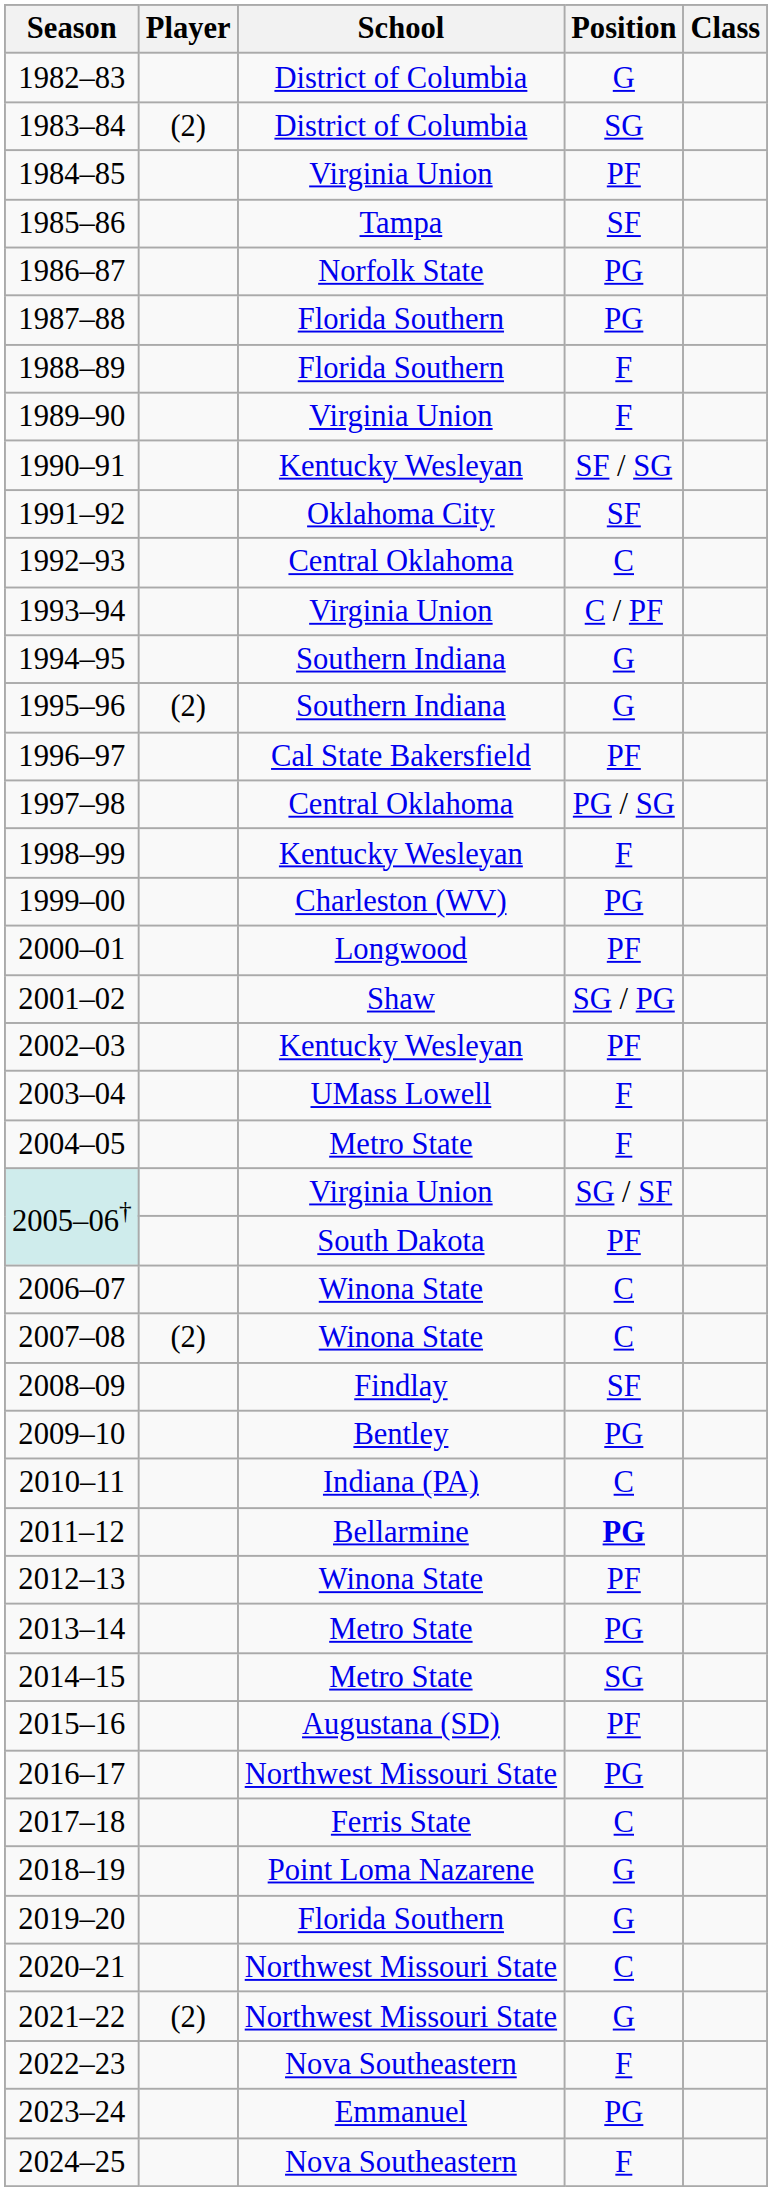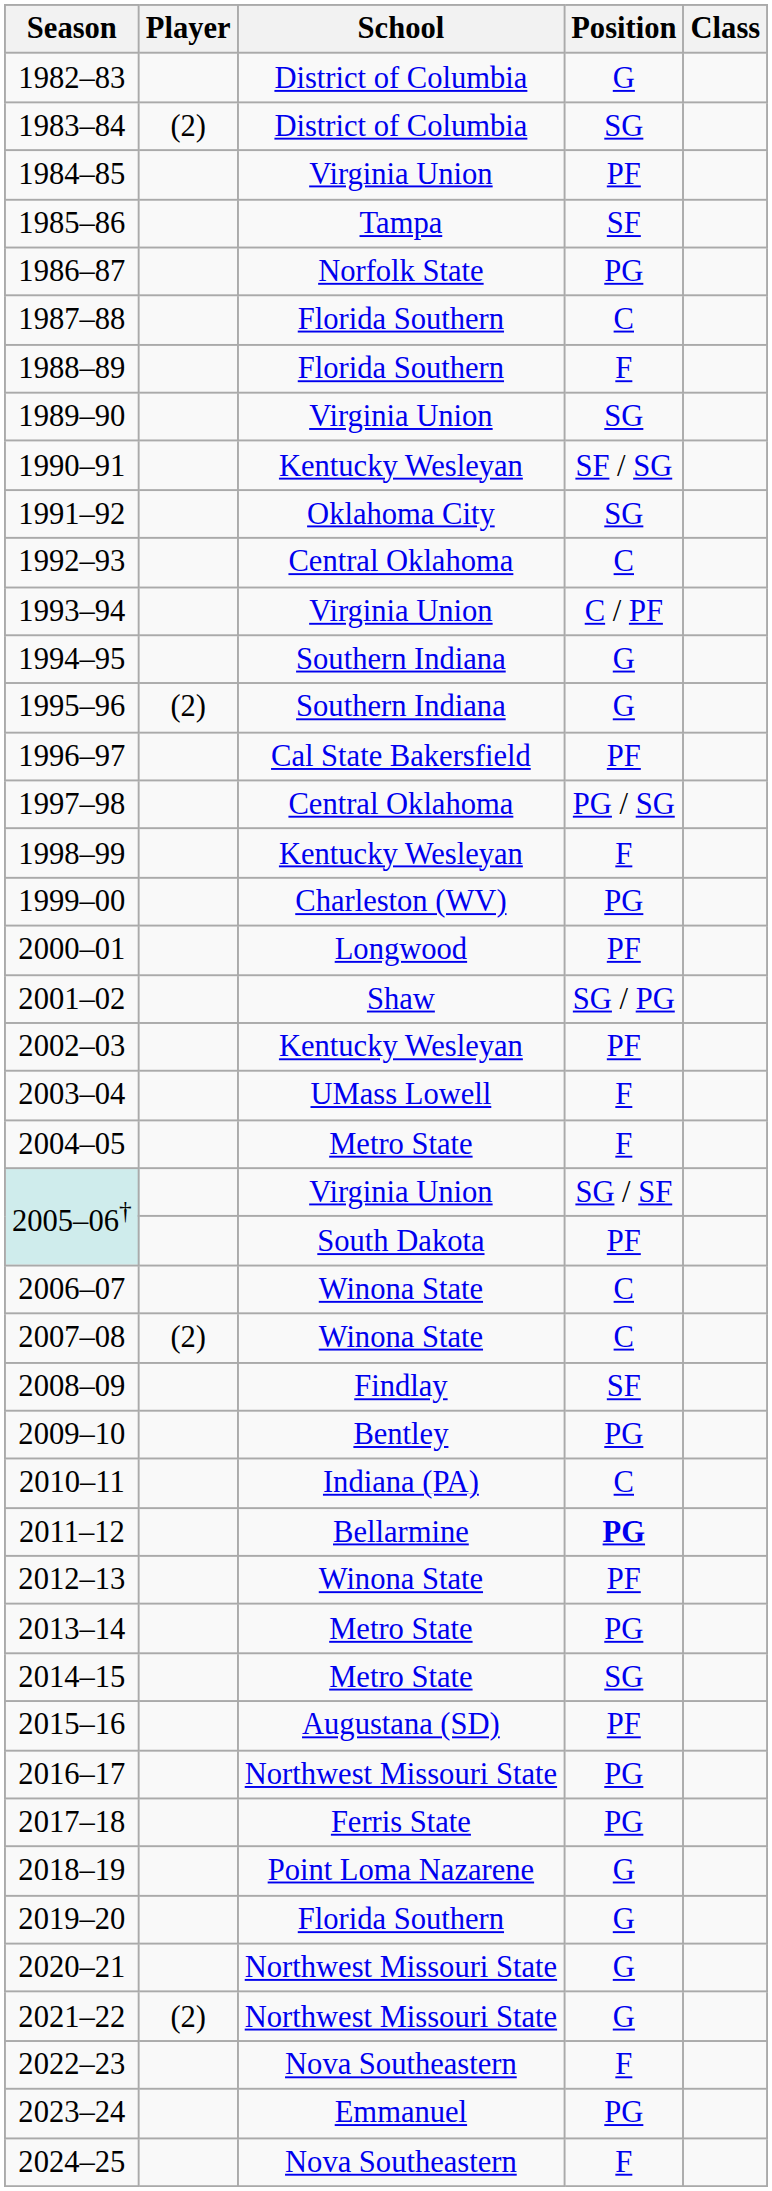(624, 319) PG -> (624, 319) C
(624, 416) F -> (624, 416) SG
(624, 513) SF -> (624, 513) SG
(624, 1821) C -> (624, 1821) PG
(624, 1967) C -> (624, 1967) G
